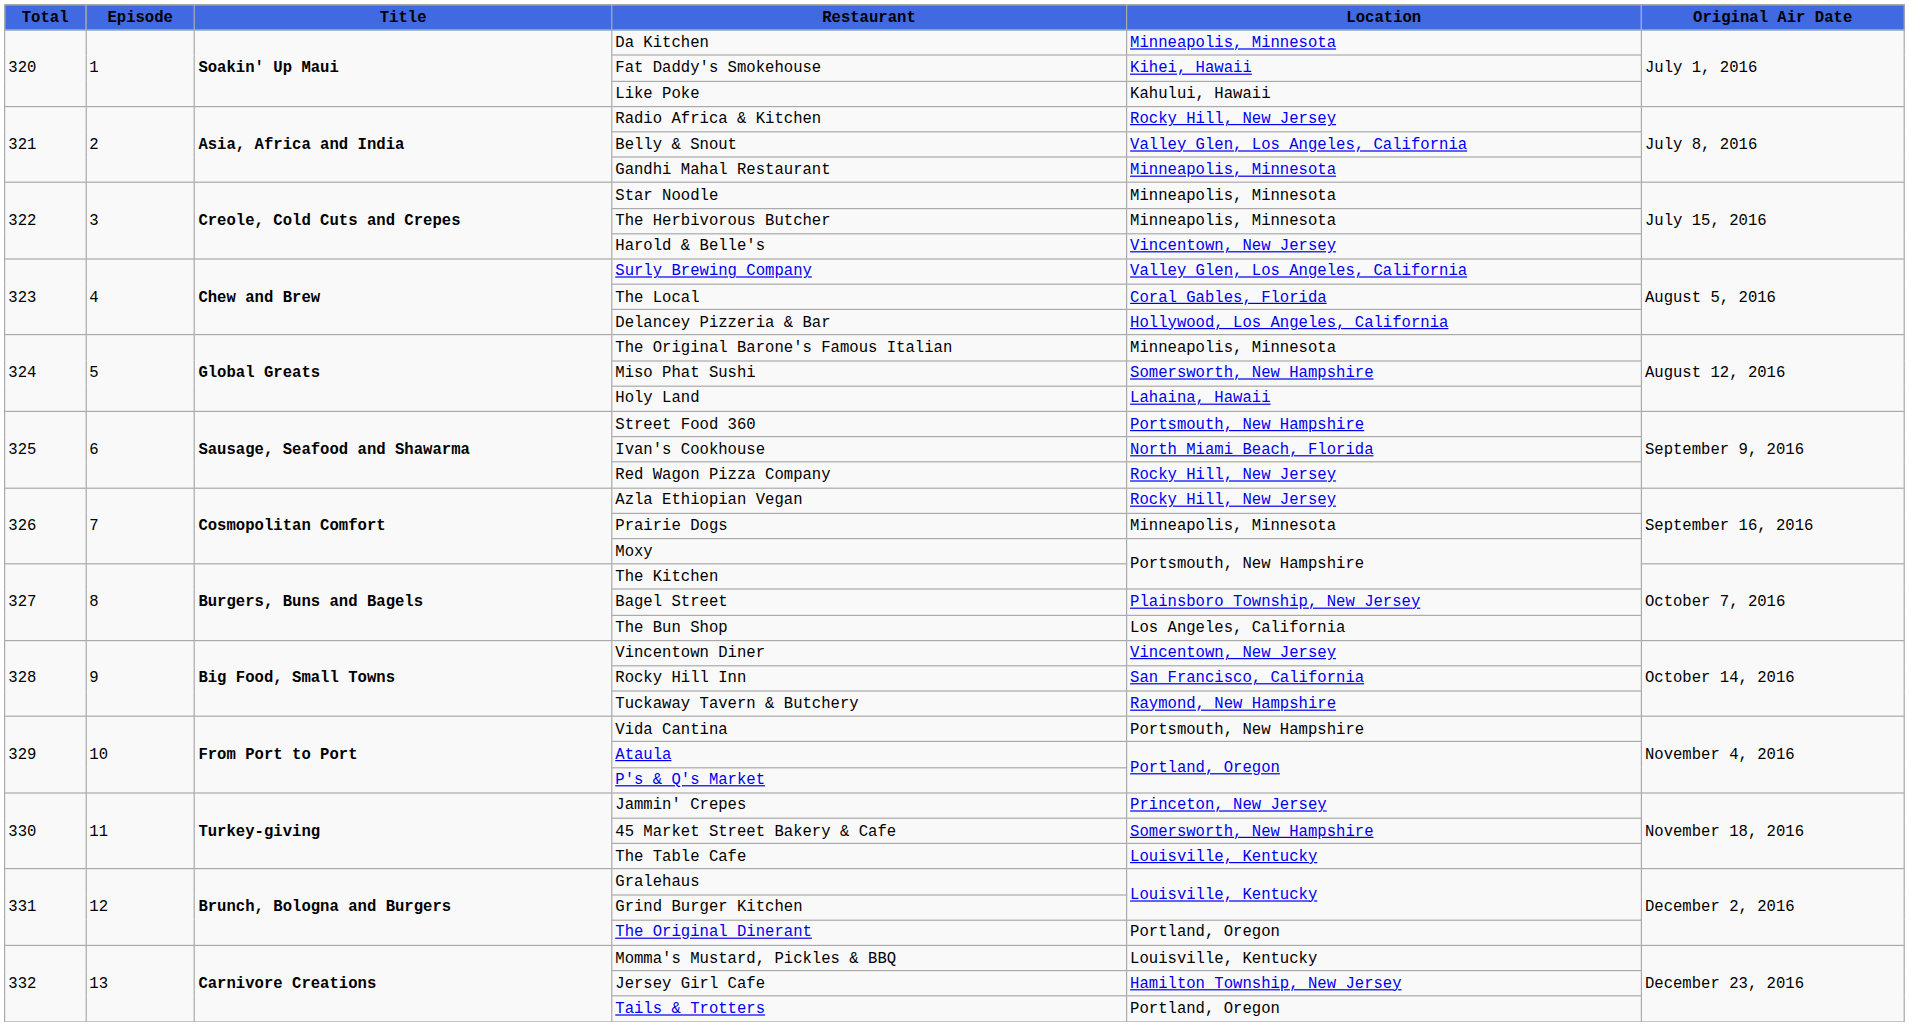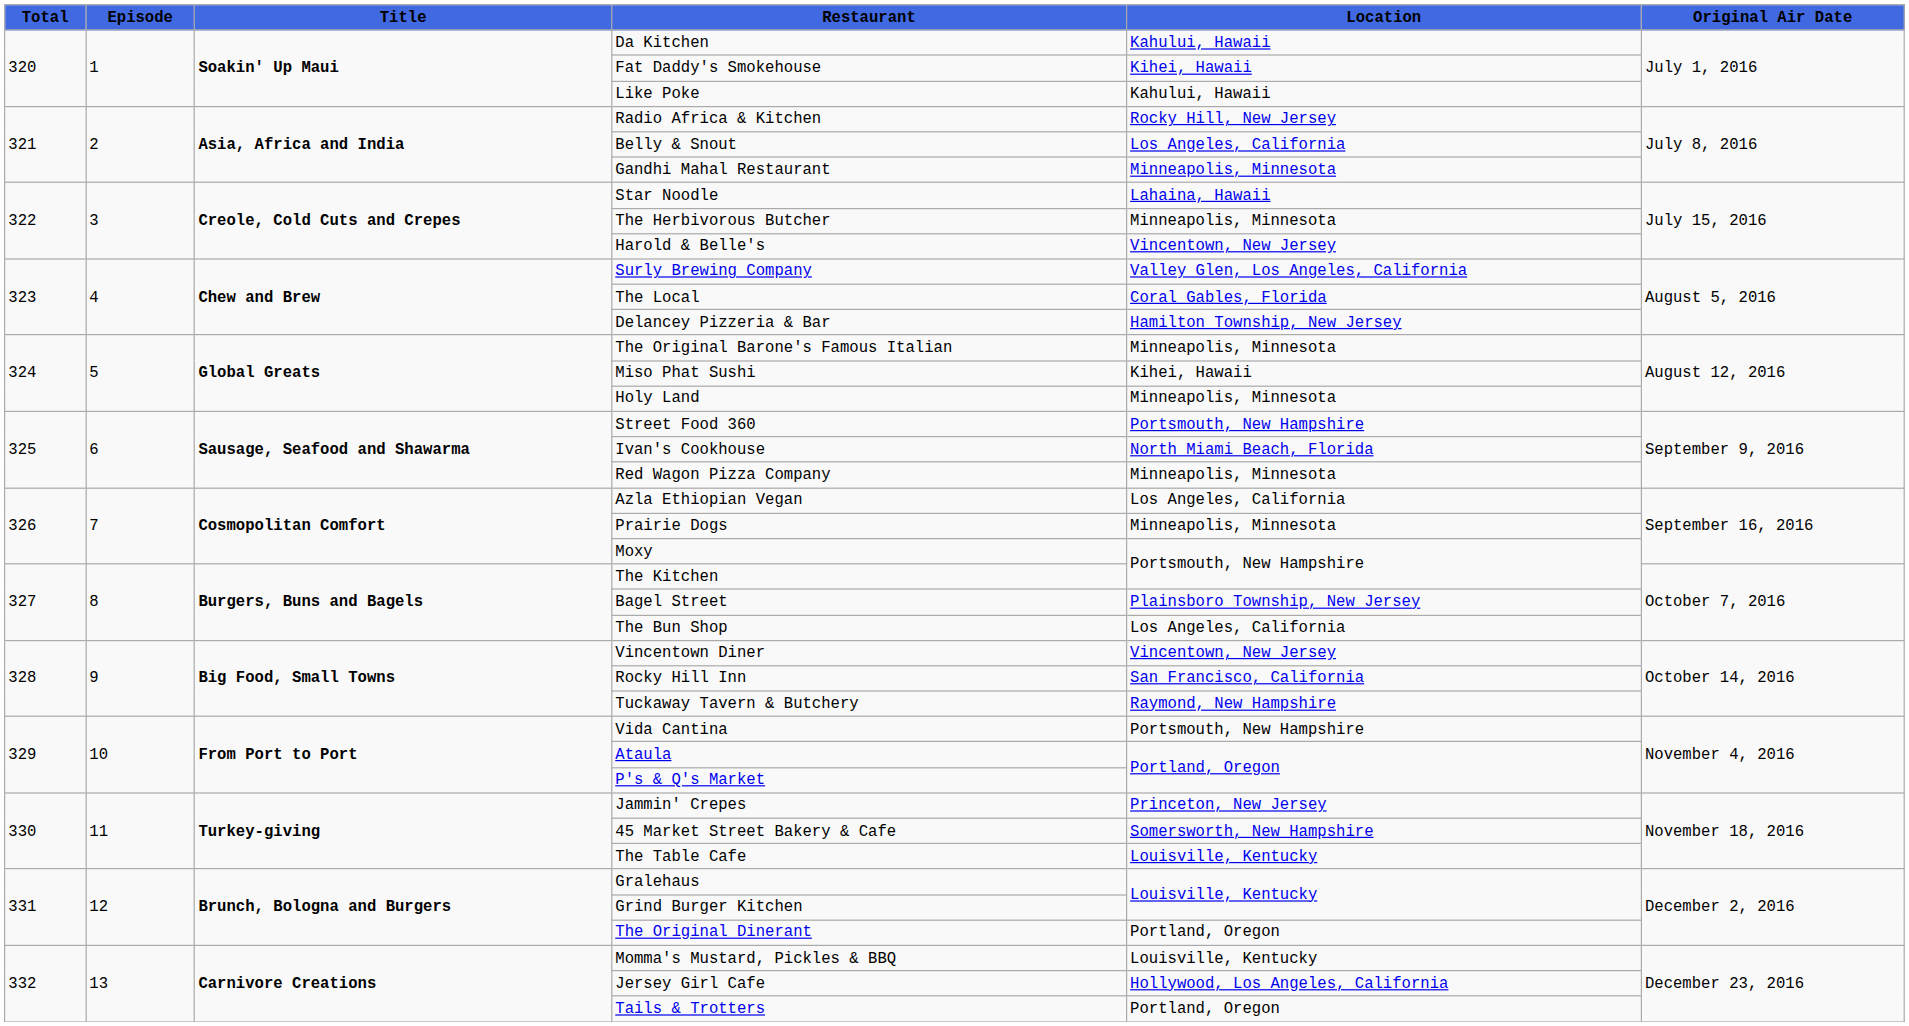(1233, 43) Minneapolis, Minnesota -> (1200, 43) Kahului, Hawaii
(1299, 144) Valley Glen, Los Angeles, California -> (1238, 144) Los Angeles, California
(1233, 195) Minneapolis, Minnesota -> (1200, 195) Lahaina, Hawaii
(1289, 322) Hollywood, Los Angeles, California -> (1266, 322) Hamilton Township, New Jersey
(1252, 373) Somersworth, New Hampshire -> (1191, 373) Kihei, Hawaii
(1200, 399) Lahaina, Hawaii -> (1233, 399) Minneapolis, Minnesota
(1233, 475) Rocky Hill, New Jersey -> (1233, 475) Minneapolis, Minnesota
(1233, 500) Rocky Hill, New Jersey -> (1238, 500) Los Angeles, California
(1266, 983) Hamilton Township, New Jersey -> (1289, 983) Hollywood, Los Angeles, California
